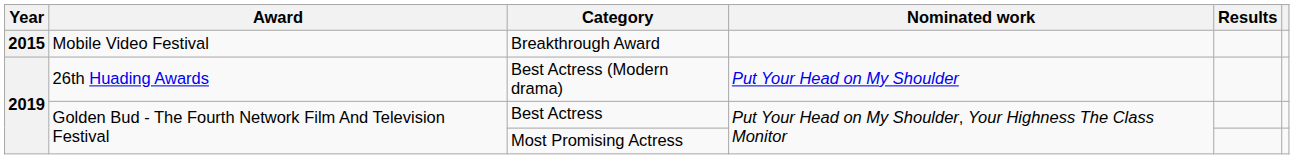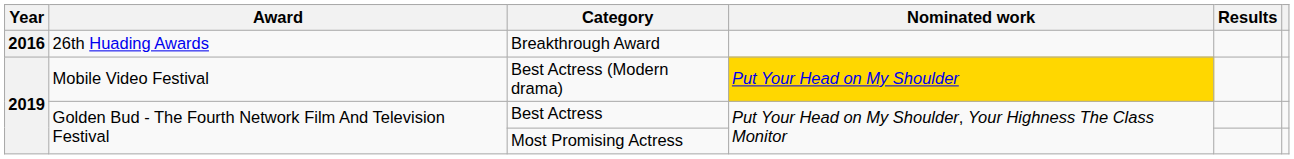(27, 43) 2015 -> (27, 43) 2016
(131, 43) Mobile Video Festival -> (131, 43) 26th Huading Awards
(131, 79) 26th Huading Awards -> (131, 79) Mobile Video Festival
(845, 79) no background -> (845, 79) gold background
